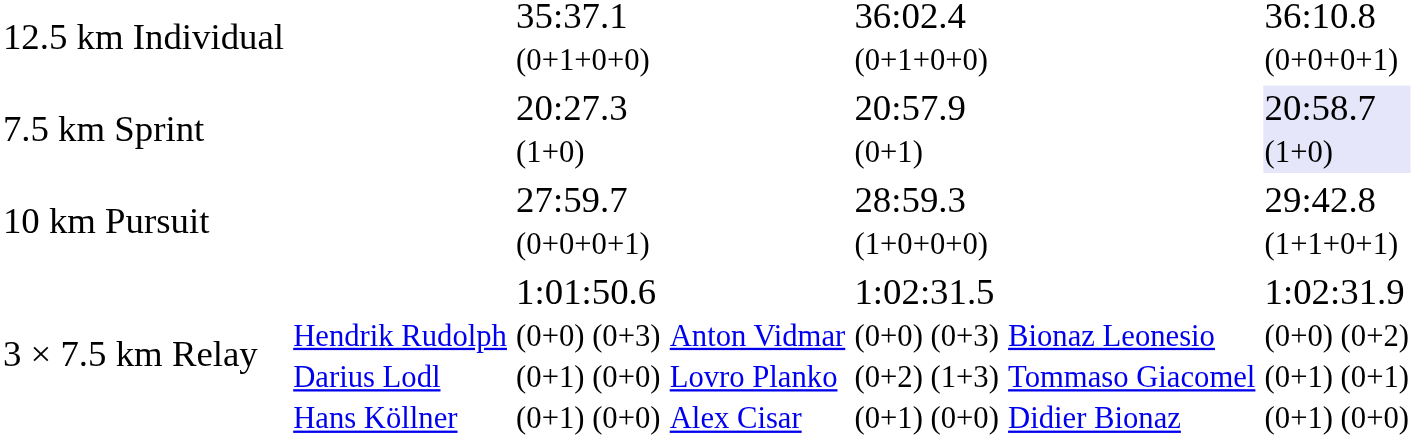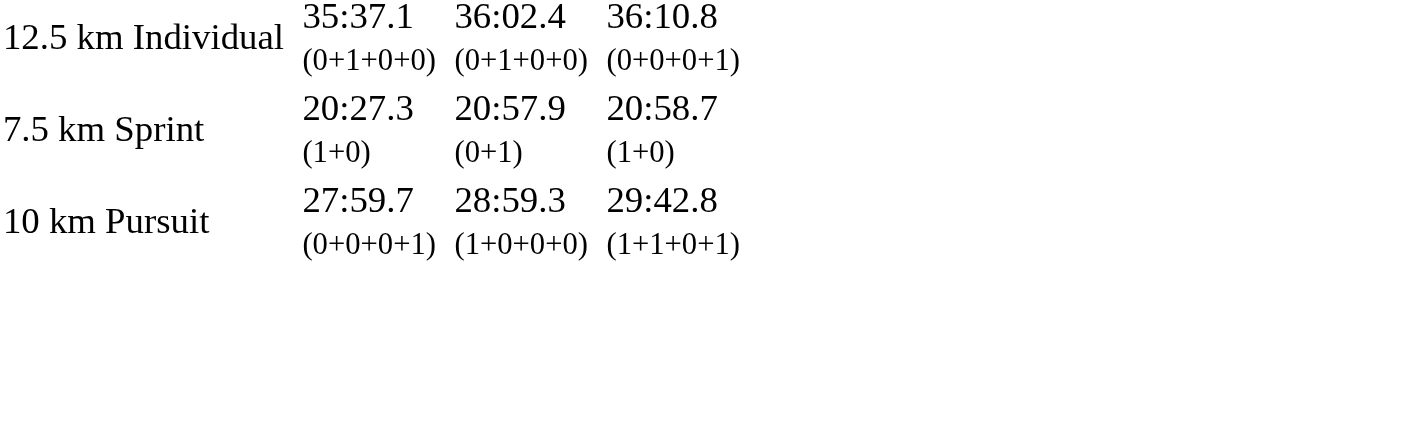(1320, 128) lavender background -> (662, 128) no background
- row: (130, 354)
